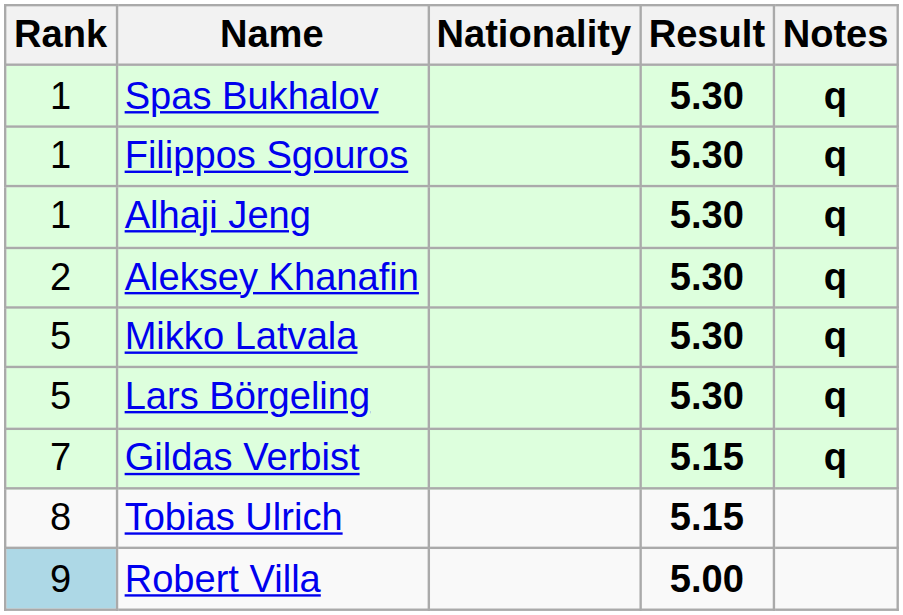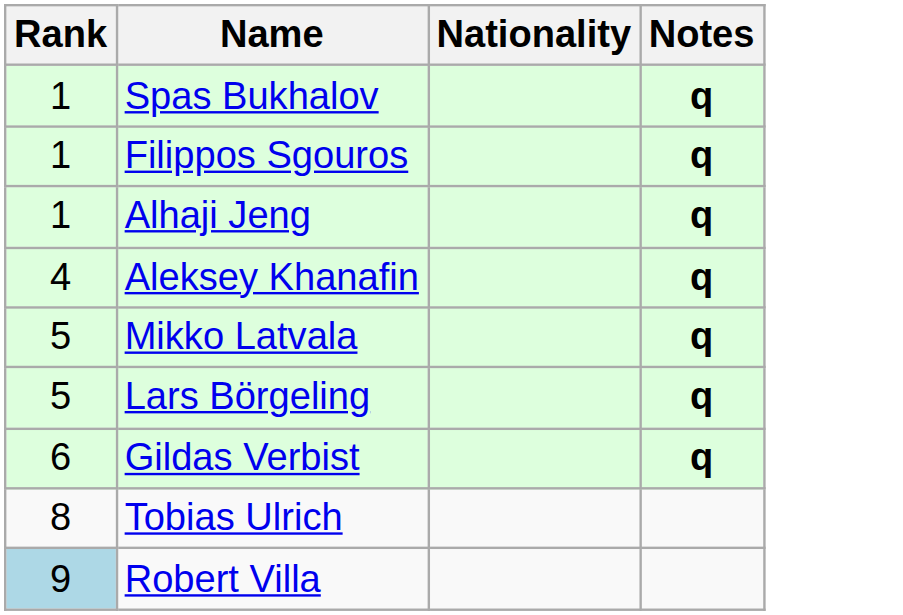- column: (707, 34)
(61, 276) 2 -> (61, 276) 4
(61, 457) 7 -> (61, 457) 6
